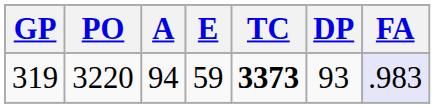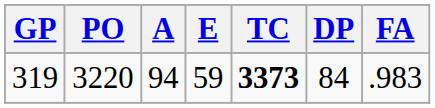(334, 77) 93 -> (334, 77) 84
(395, 77) lavender background -> (395, 77) no background
